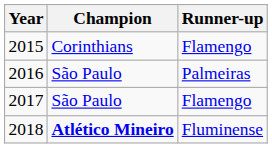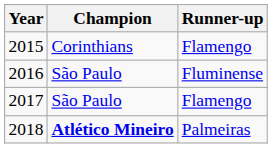(216, 73) Palmeiras -> (222, 73) Fluminense
(222, 128) Fluminense -> (216, 128) Palmeiras
